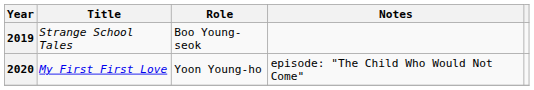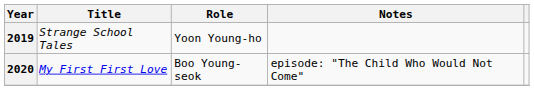(208, 38) Boo Young-seok -> (218, 38) Yoon Young-ho
(218, 69) Yoon Young-ho -> (208, 69) Boo Young-seok
